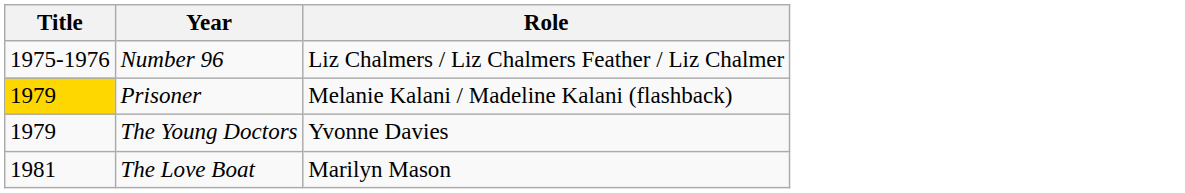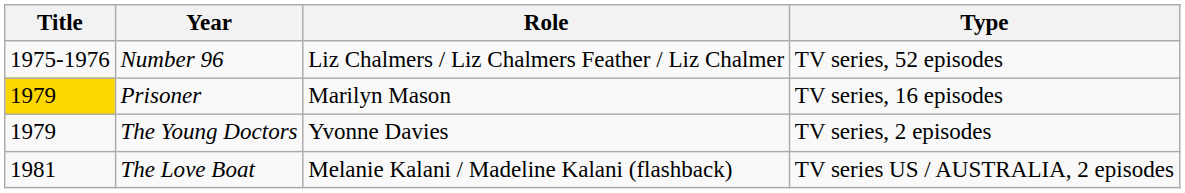+ column: (984, 22)
(520, 95) Melanie Kalani / Madeline Kalani (flashback) -> (380, 95) Marilyn Mason
(380, 168) Marilyn Mason -> (520, 168) Melanie Kalani / Madeline Kalani (flashback)
